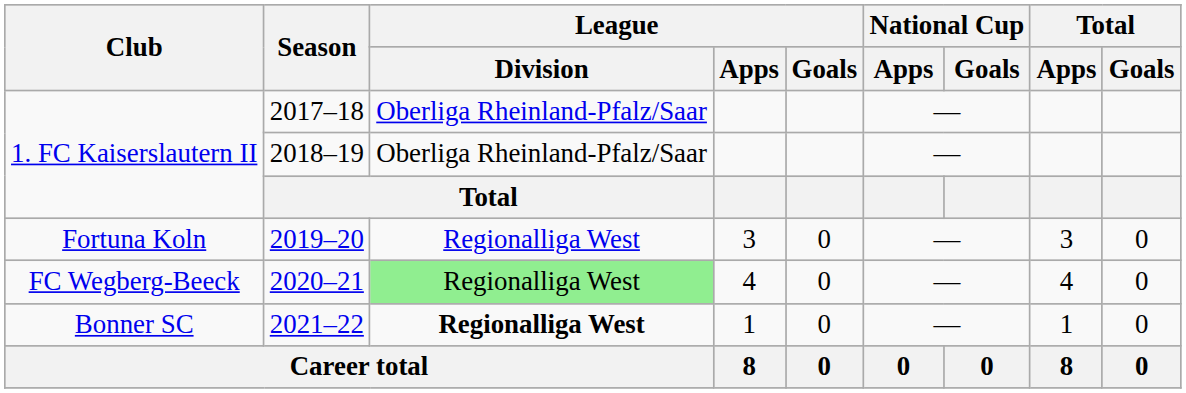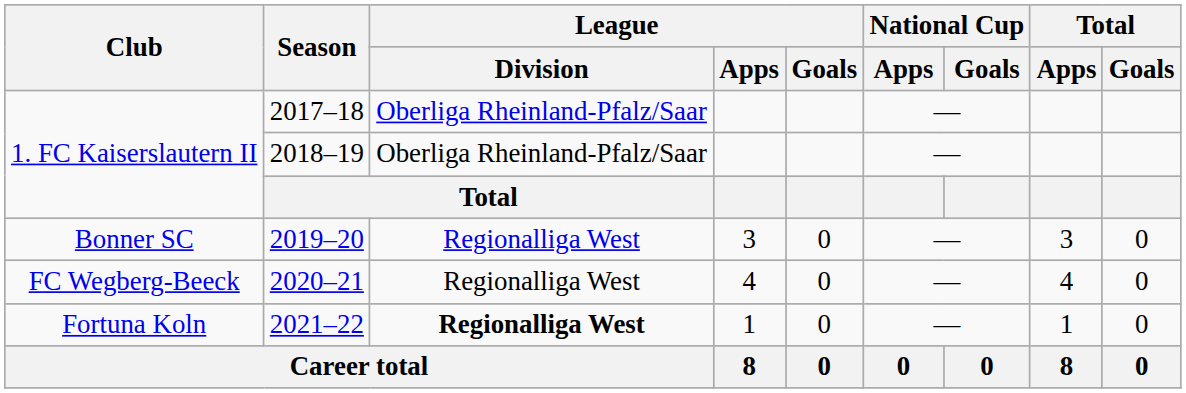(134, 238) Fortuna Koln -> (134, 238) Bonner SC
(542, 281) lightgreen background -> (542, 281) no background
(134, 324) Bonner SC -> (134, 324) Fortuna Koln
